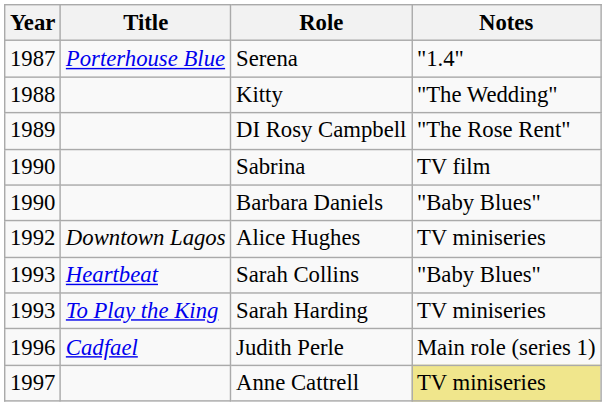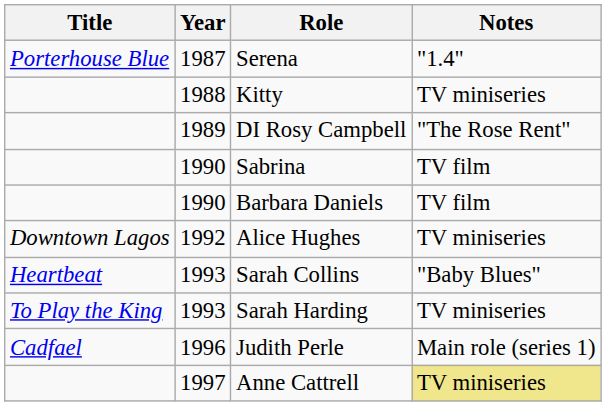columns swapped: (33, 22) <-> (146, 22)
(487, 94) "The Wedding" -> (481, 94) TV miniseries
(479, 202) "Baby Blues" -> (454, 202) TV film
